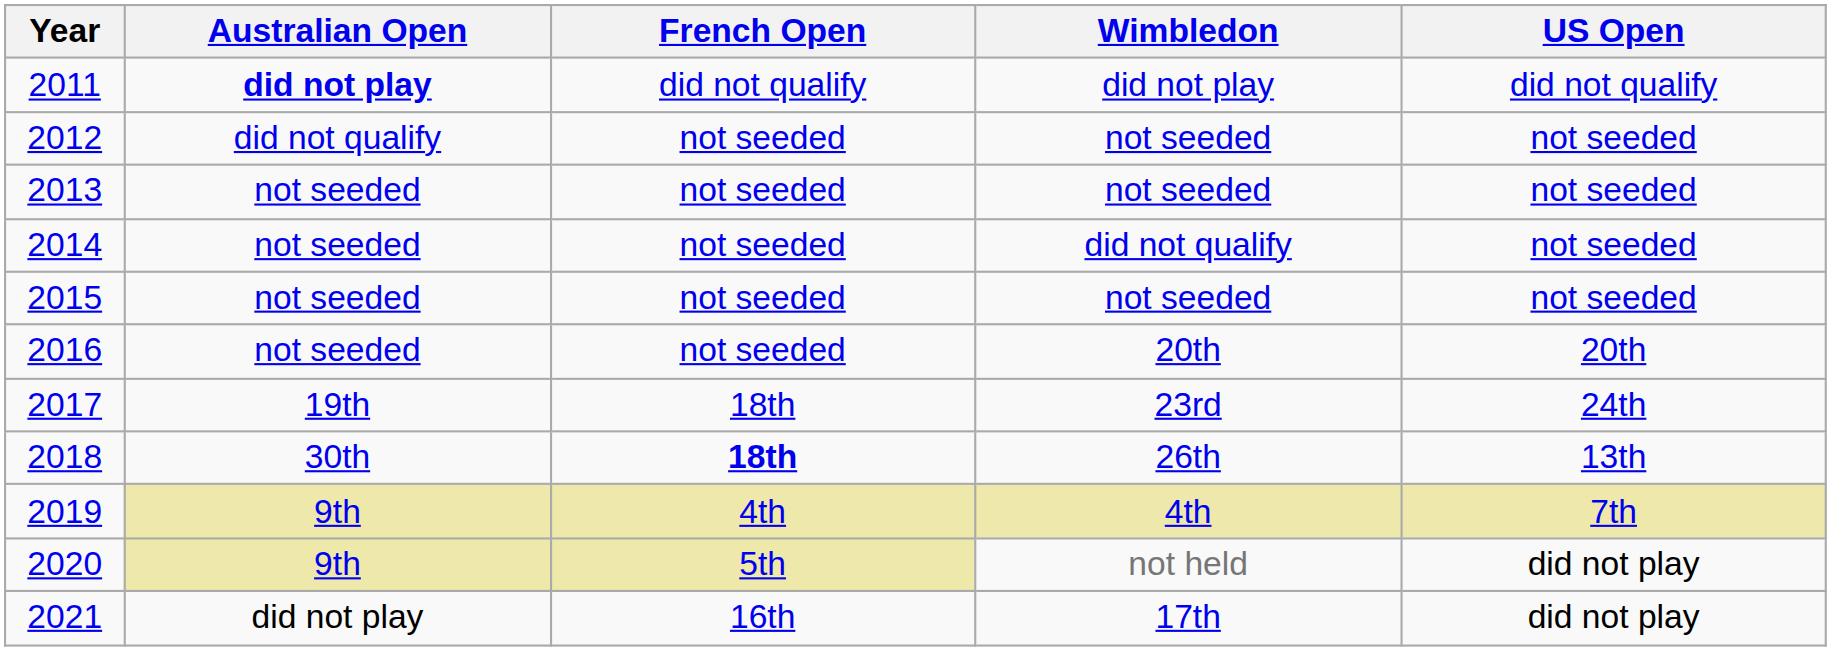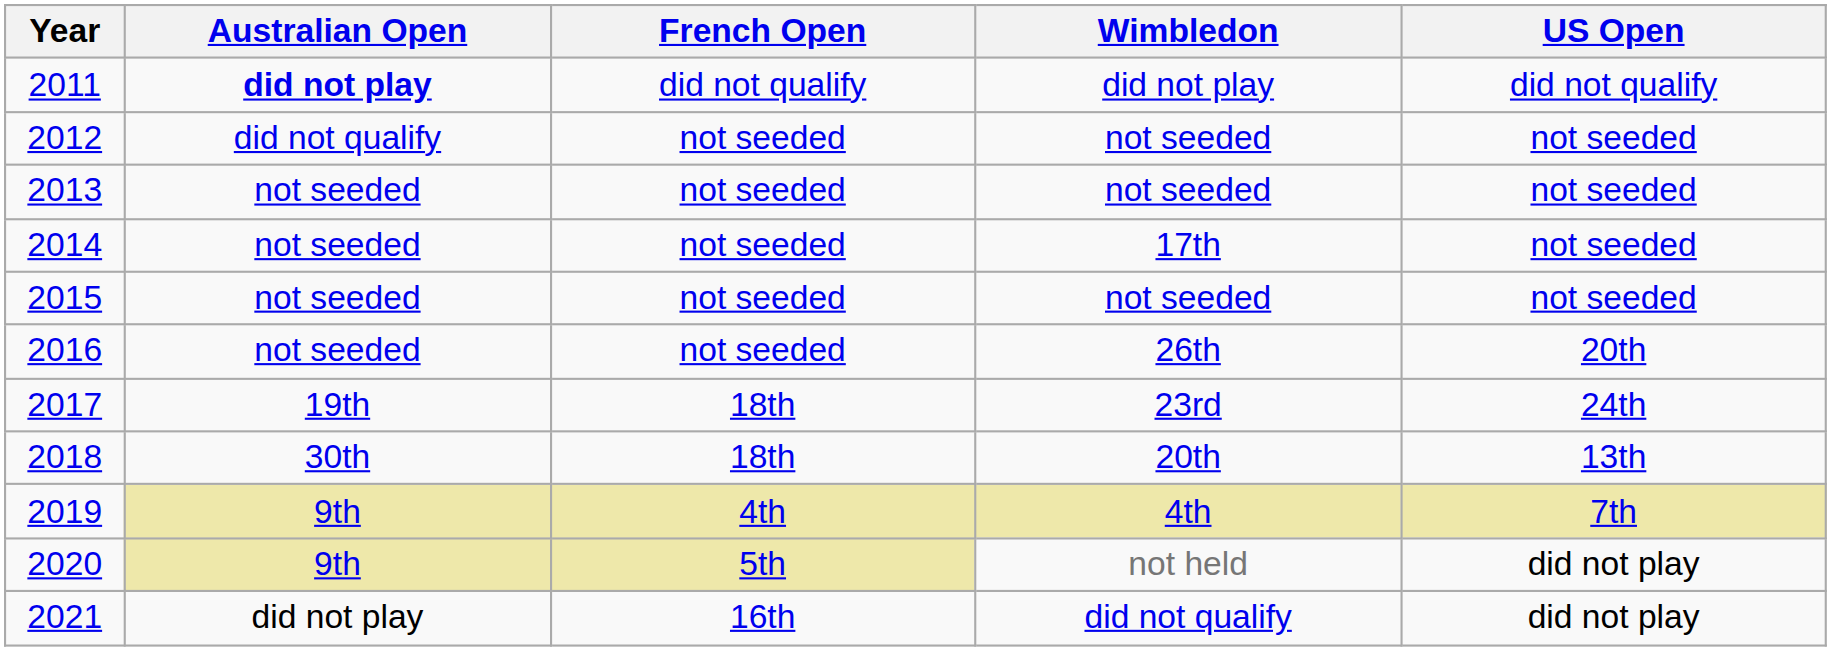(1188, 244) did not qualify -> (1188, 244) 17th
(1188, 350) 20th -> (1188, 350) 26th
(763, 457) bold -> (763, 457) normal
(1188, 457) 26th -> (1188, 457) 20th
(1188, 617) 17th -> (1188, 617) did not qualify
